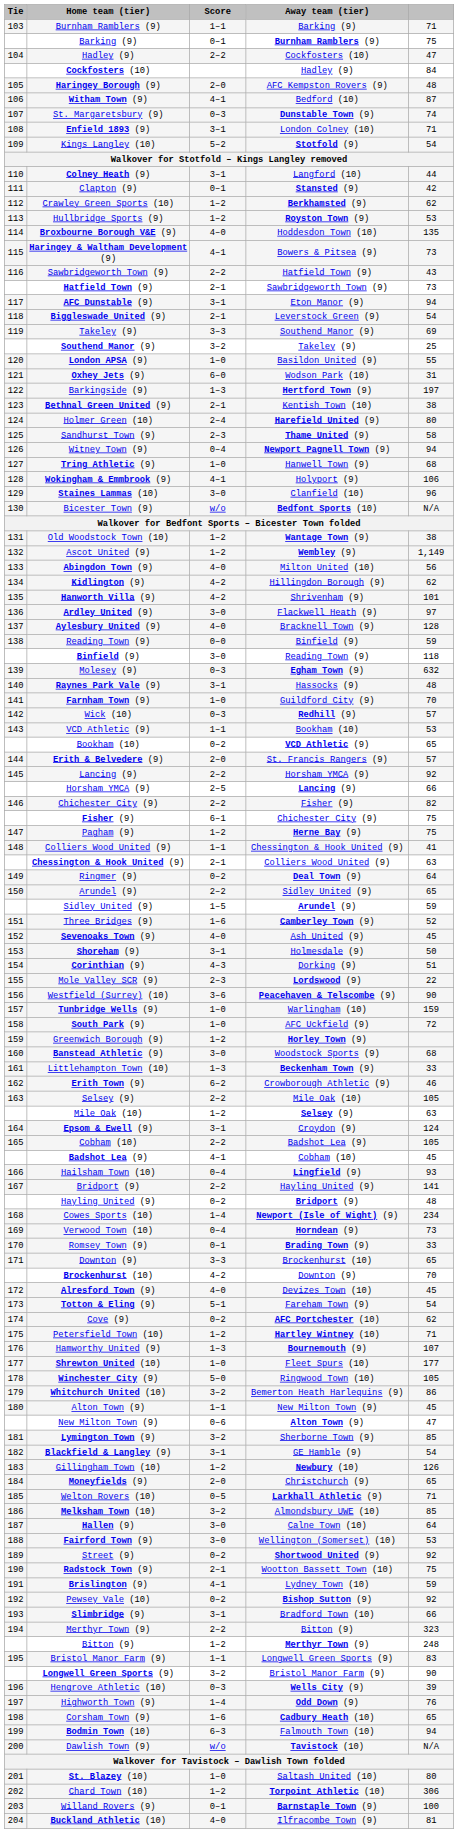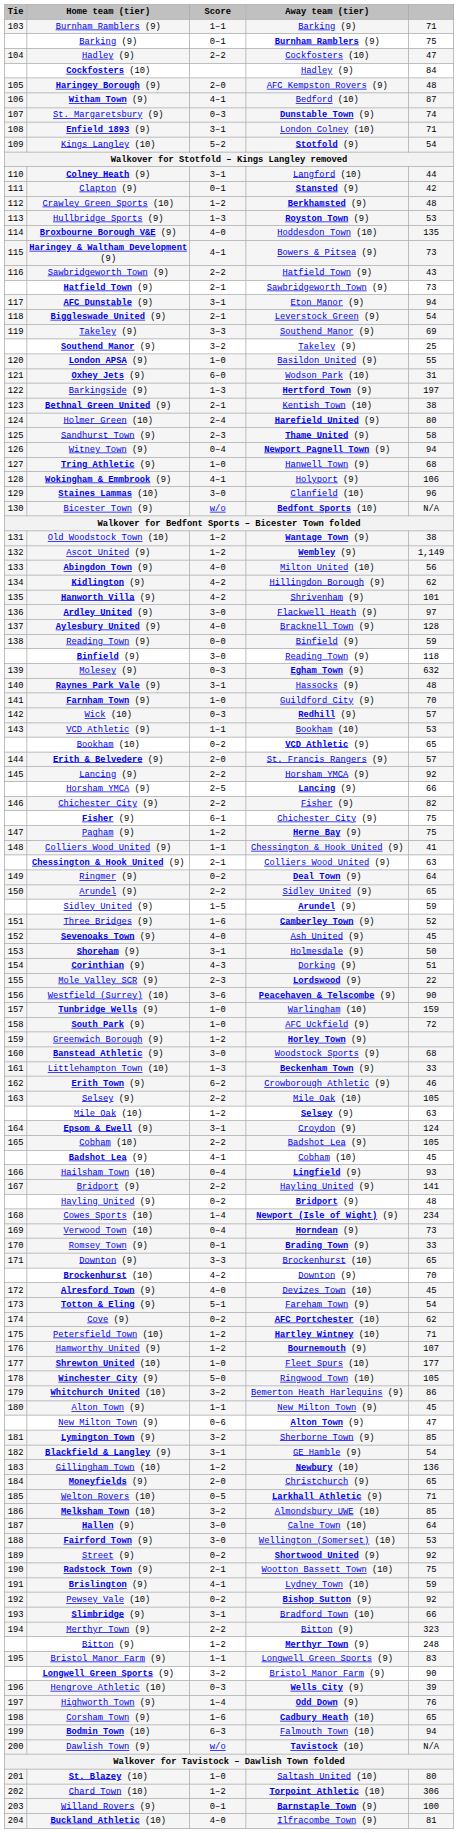(431, 203) 62 -> (431, 203) 48
(218, 218) 1–2 -> (218, 218) 1–3
(218, 1349) 1–3 -> (218, 1349) 1–2
(431, 1467) 126 -> (431, 1467) 136
